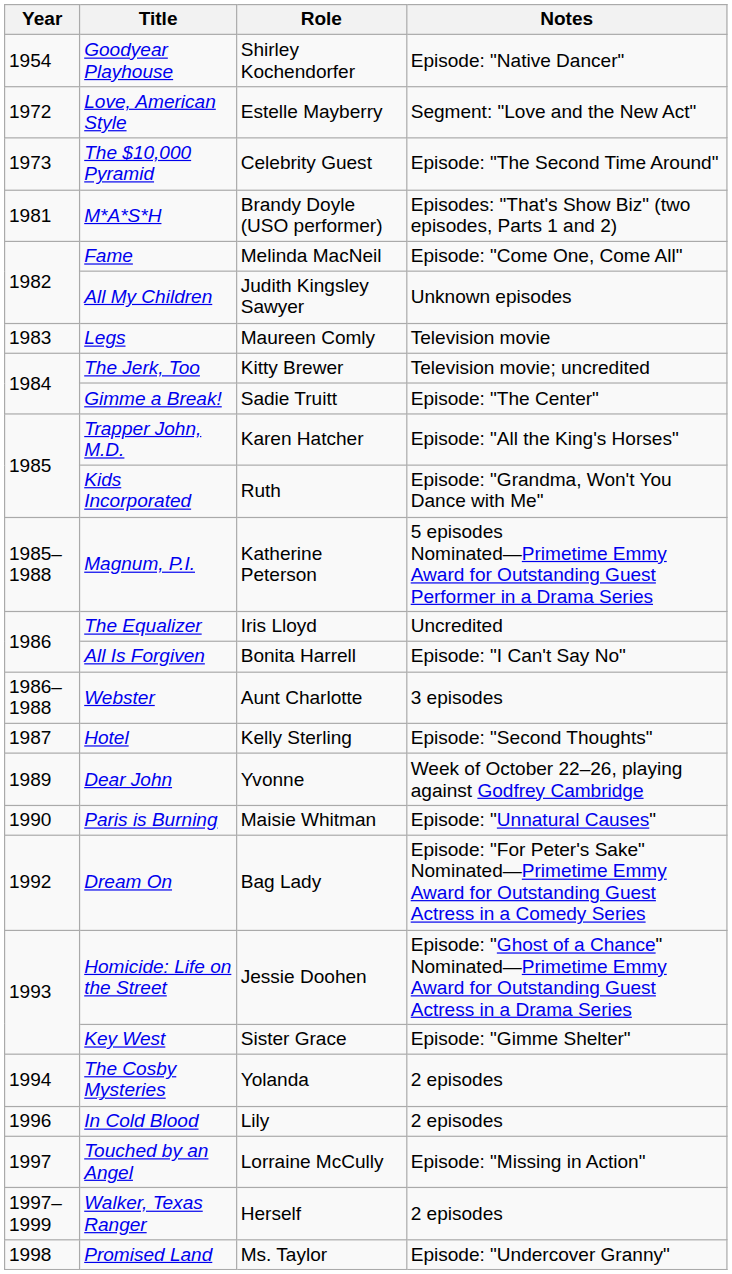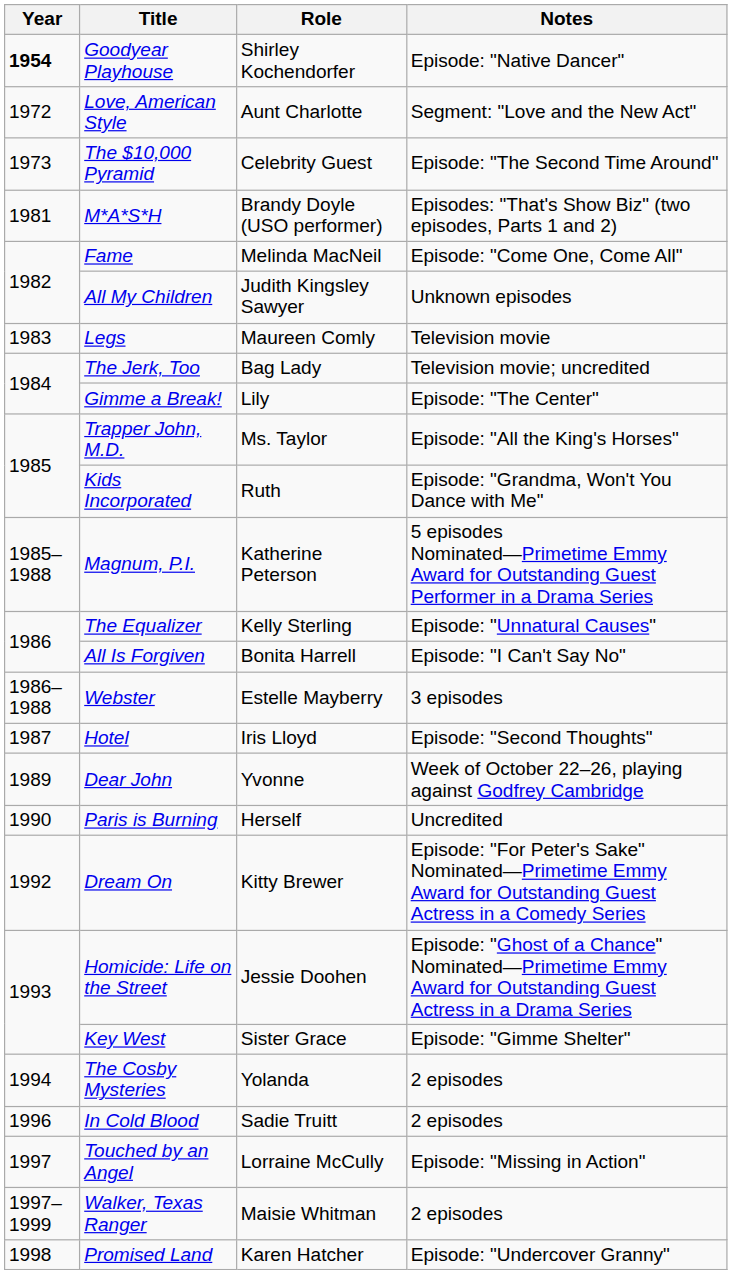(30, 60) normal -> (30, 60) bold
(312, 112) Estelle Mayberry -> (302, 112) Aunt Charlotte
(292, 368) Kitty Brewer -> (281, 368) Bag Lady
(289, 398) Sadie Truitt -> (255, 398) Lily
(302, 439) Karen Hatcher -> (284, 439) Ms. Taylor
(279, 626) Iris Lloyd -> (296, 626) Kelly Sterling
(457, 626) Uncredited -> (533, 626) Episode: "Unnatural Causes"
(302, 697) Aunt Charlotte -> (312, 697) Estelle Mayberry
(296, 738) Kelly Sterling -> (279, 738) Iris Lloyd
(308, 820) Maisie Whitman -> (271, 820) Herself
(533, 820) Episode: "Unnatural Causes" -> (457, 820) Uncredited
(281, 882) Bag Lady -> (292, 882) Kitty Brewer
(255, 1121) Lily -> (289, 1121) Sadie Truitt
(271, 1213) Herself -> (308, 1213) Maisie Whitman
(284, 1254) Ms. Taylor -> (302, 1254) Karen Hatcher
